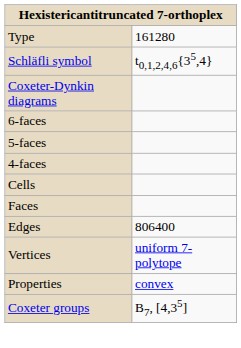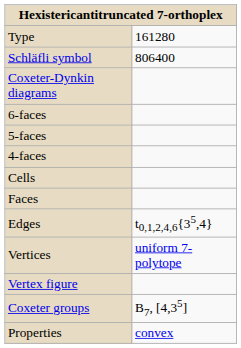(174, 60) t0,1,2,4,6{35,4} -> (155, 57) 806400
(155, 226) 806400 -> (174, 223) t0,1,2,4,6{35,4}
+ row: (43, 283)
rows swapped: (49, 308) <-> (35, 283)
